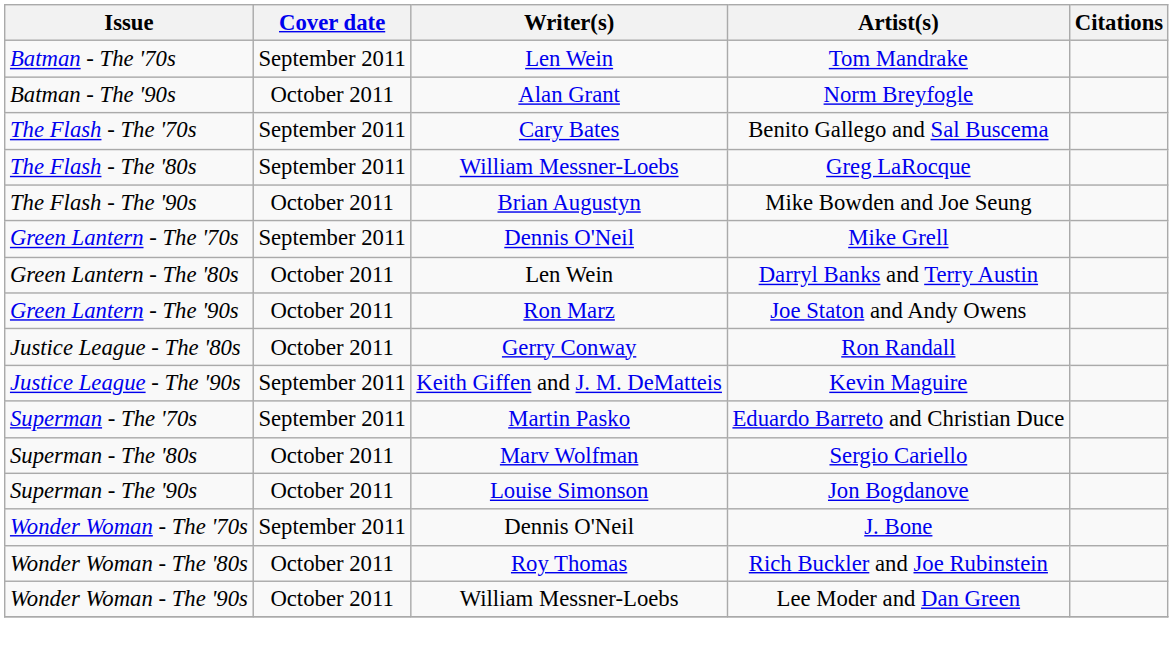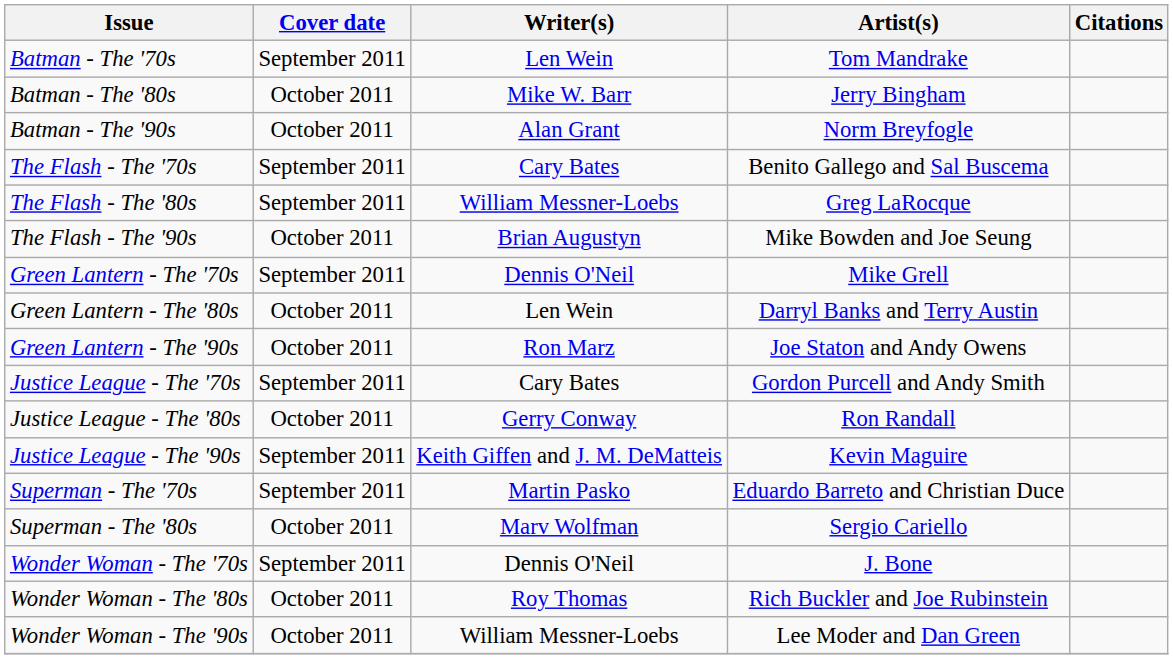+ row: (93, 94)
+ row: (125, 382)
- row: (104, 490)
